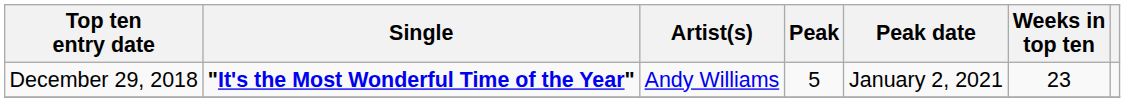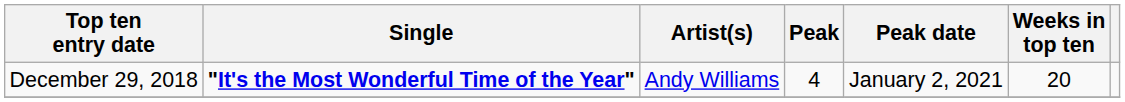(814, 79) 5 -> (814, 79) 4
(1059, 79) 23 -> (1059, 79) 20
